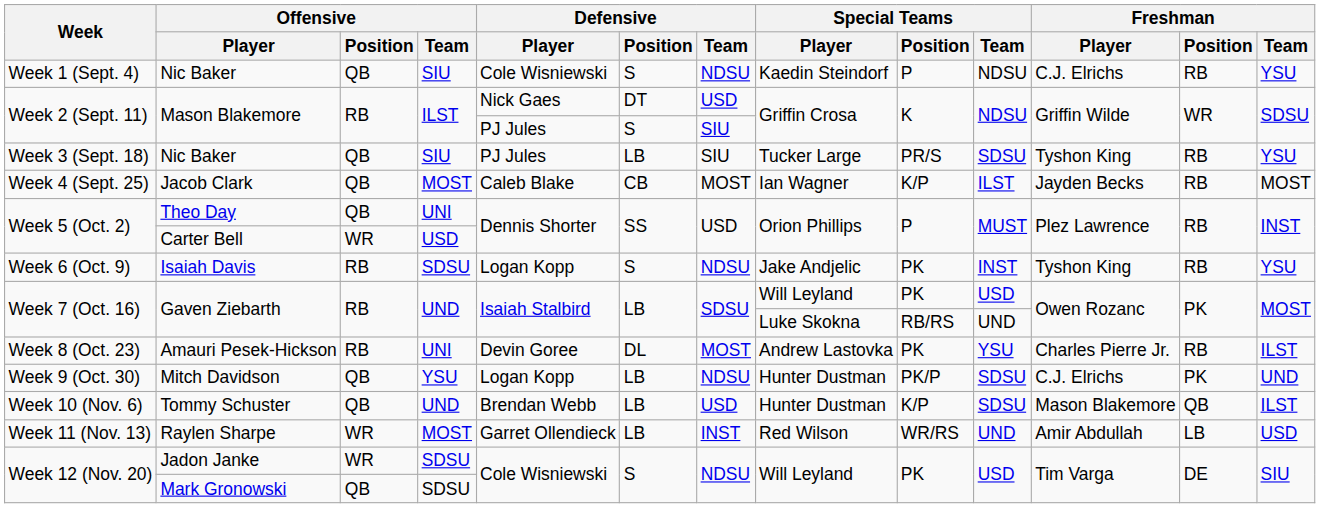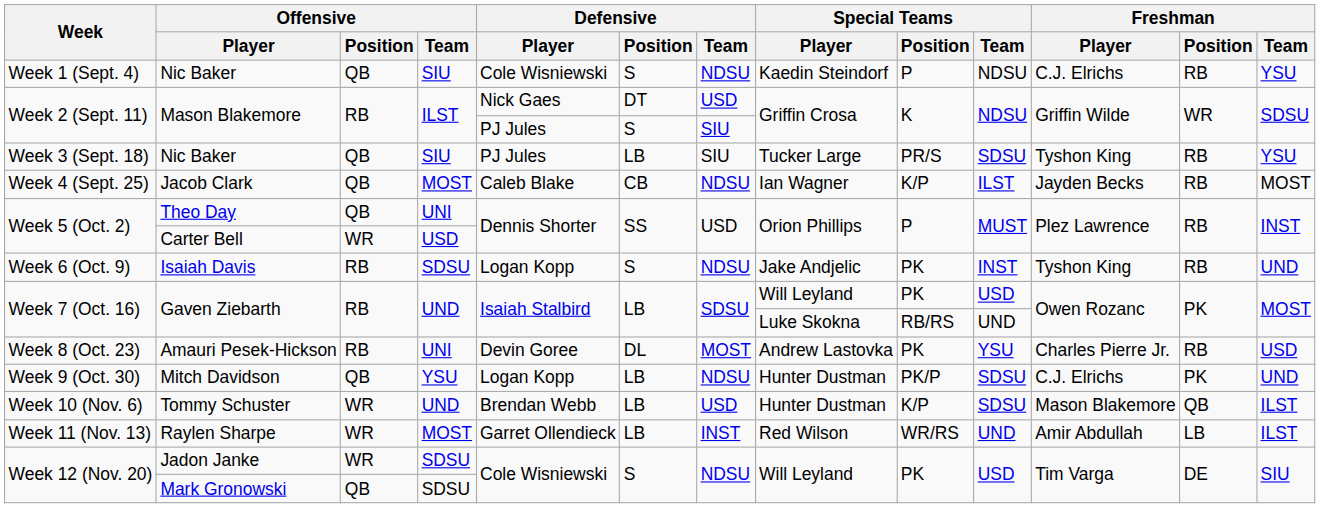(726, 184) MOST -> (725, 184) NDSU
(1279, 267) YSU -> (1279, 267) UND
(1279, 350) ILST -> (1279, 350) USD
(357, 405) QB -> (359, 405) WR
(1279, 433) USD -> (1279, 433) ILST
